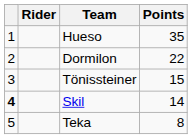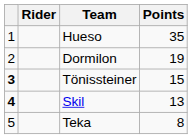(177, 58) 22 -> (177, 58) 19
(11, 79) normal -> (11, 79) bold
(177, 101) 14 -> (177, 101) 13
